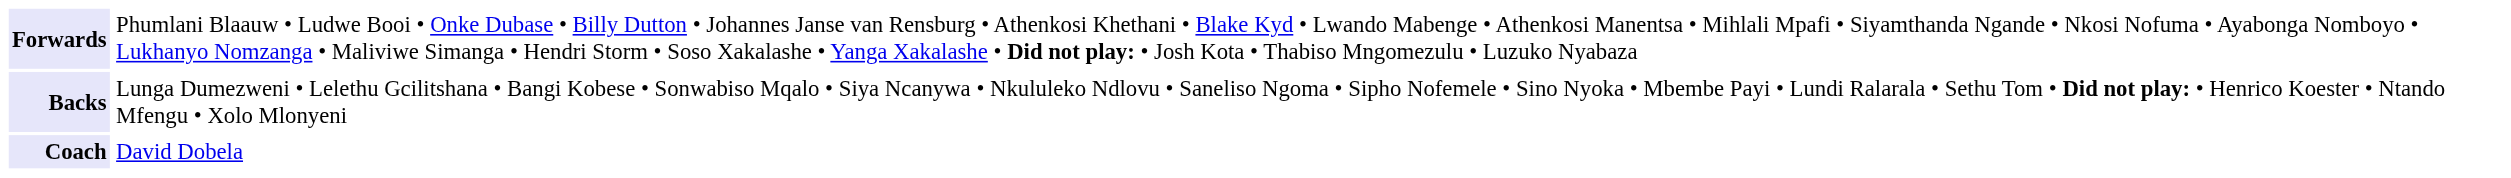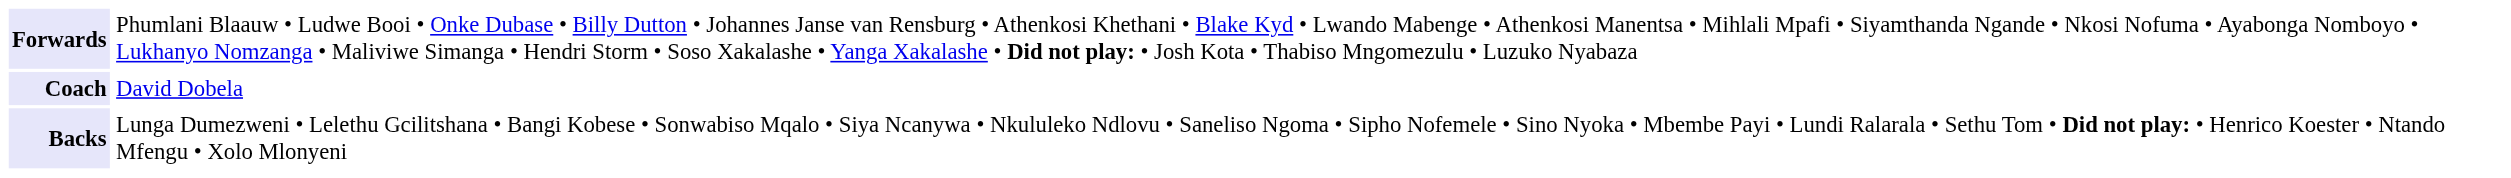rows swapped: (78, 101) <-> (76, 151)
